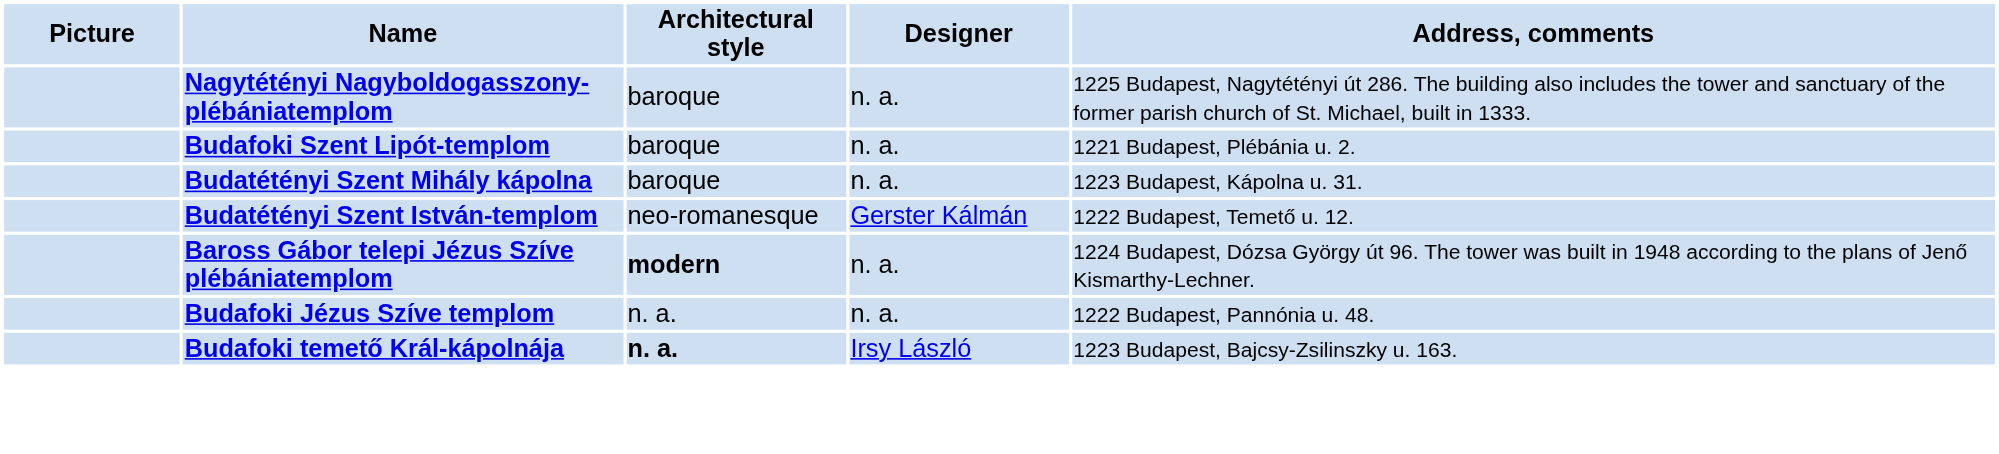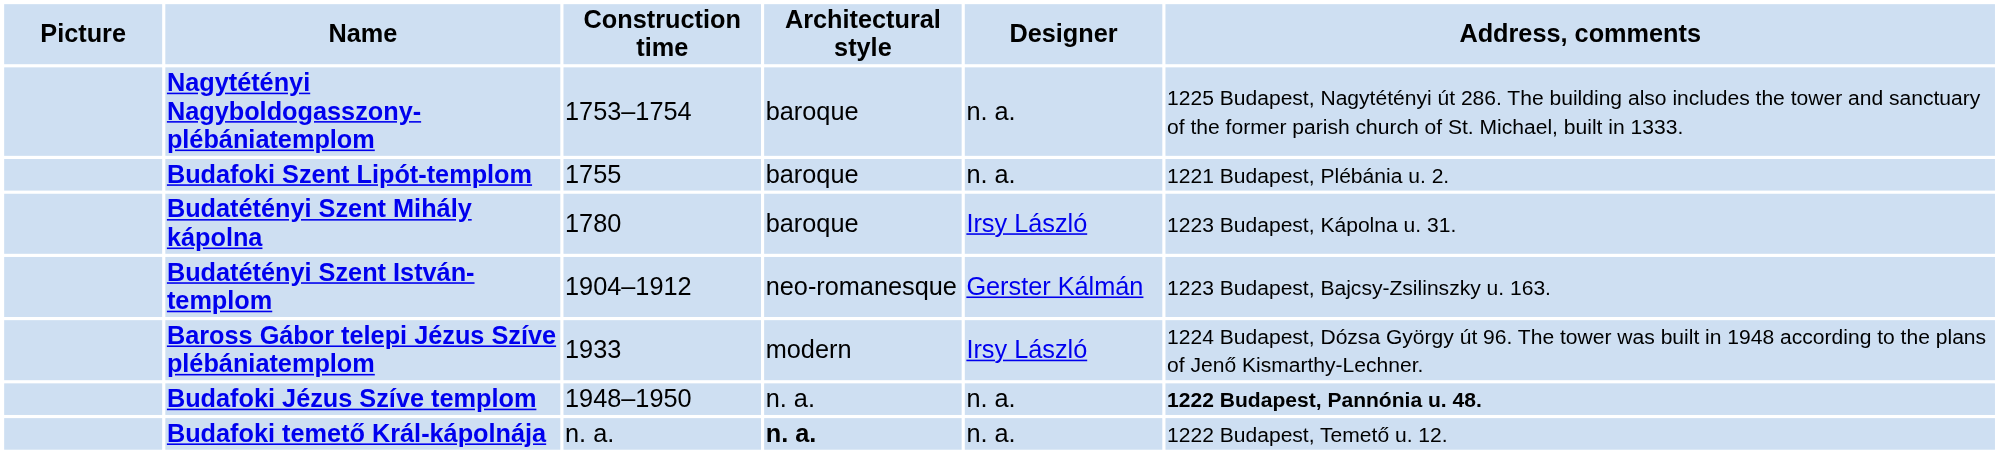+ column: (662, 33)
(875, 180) n. a. -> (1027, 223) Irsy László
(1214, 217) 1222 Budapest, Temető u. 12. -> (1359, 288) 1223 Budapest, Bajcsy-Zsilinszky u. 163.
(674, 264) bold -> (809, 349) normal
(875, 264) n. a. -> (1027, 349) Irsy László
(1224, 315) normal -> (1324, 398) bold
(911, 348) Irsy László -> (991, 433) n. a.
(1265, 349) 1223 Budapest, Bajcsy-Zsilinszky u. 163. -> (1307, 435) 1222 Budapest, Temető u. 12.
